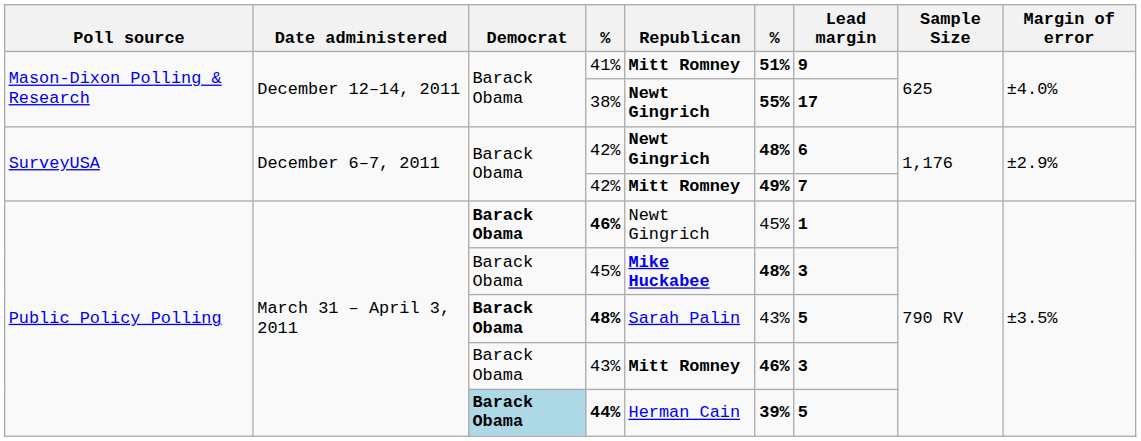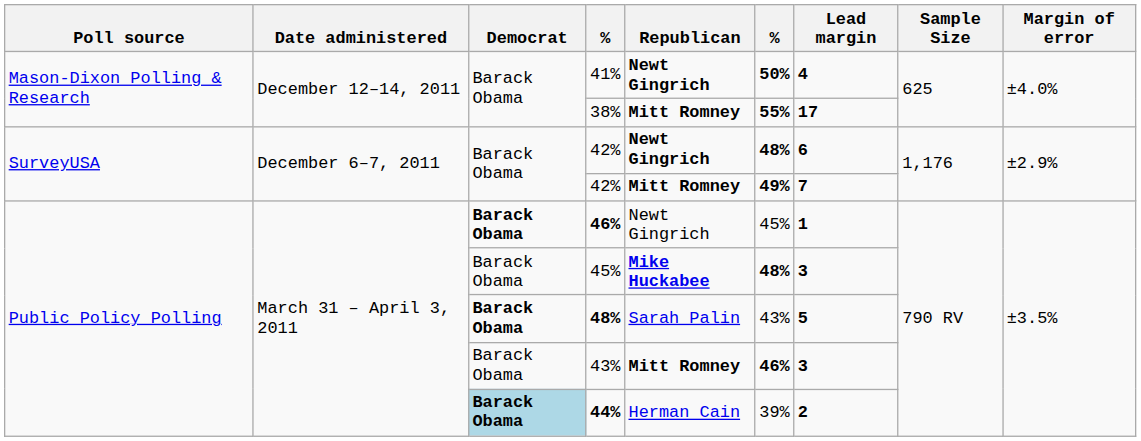(684, 65) Mitt Romney -> (669, 75) Newt Gingrich
(775, 65) 51% -> (775, 75) 50%
(803, 65) 9 -> (803, 75) 4
(669, 103) Newt Gingrich -> (684, 113) Mitt Romney
(775, 413) bold -> (775, 413) normal
(803, 413) 5 -> (803, 413) 2
